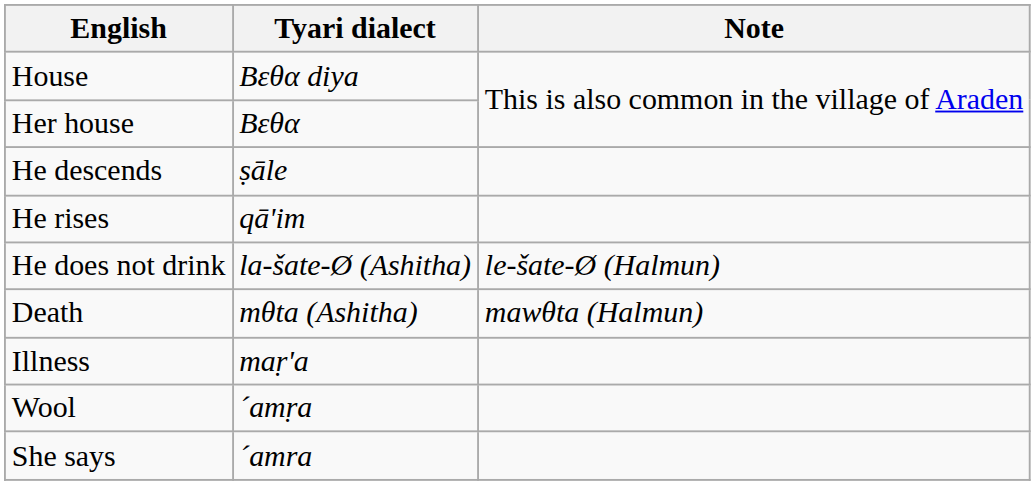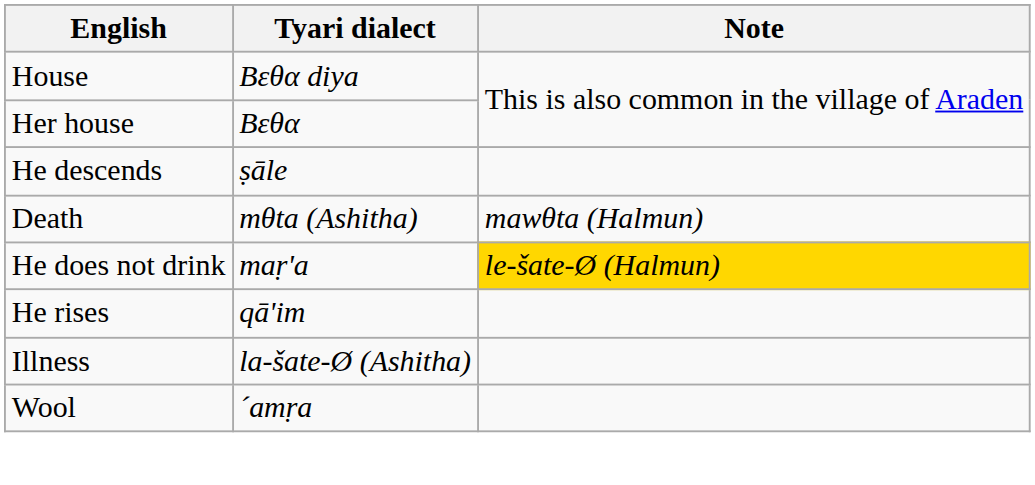rows swapped: (60, 218) <-> (48, 312)
(355, 265) la-šate-Ø (Ashitha) -> (274, 265) maṛ'a
(602, 265) no background -> (602, 265) gold background
(274, 360) maṛ'a -> (355, 360) la-šate-Ø (Ashitha)
- row: (64, 455)
